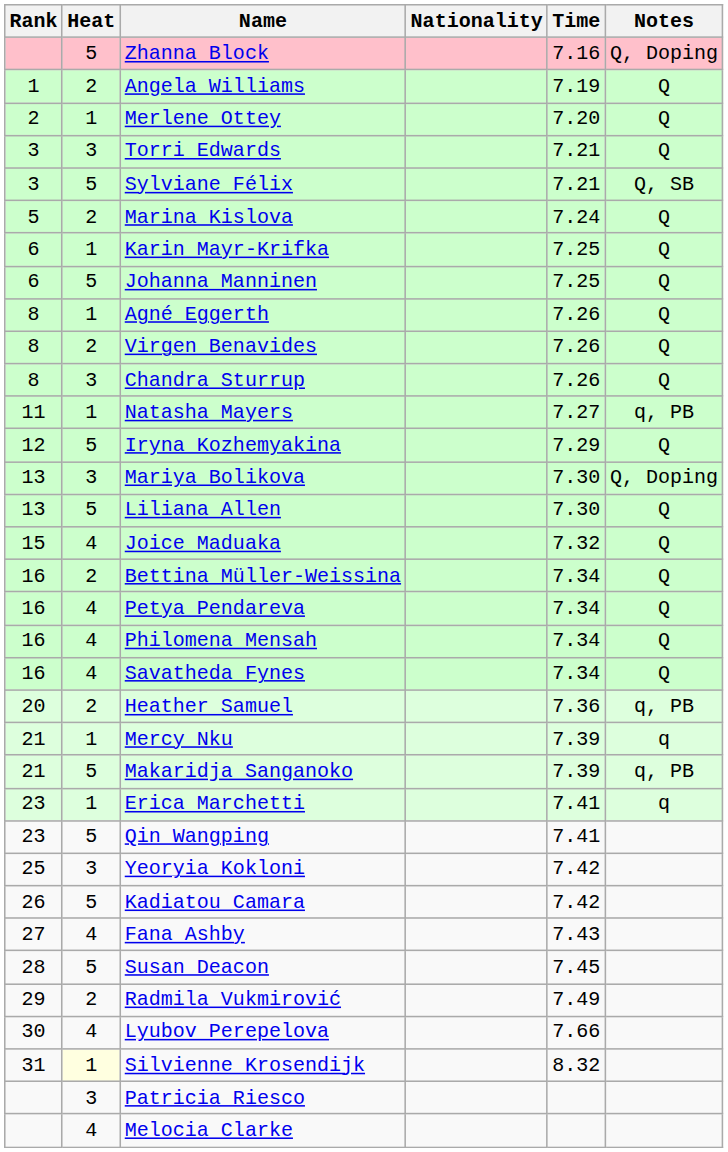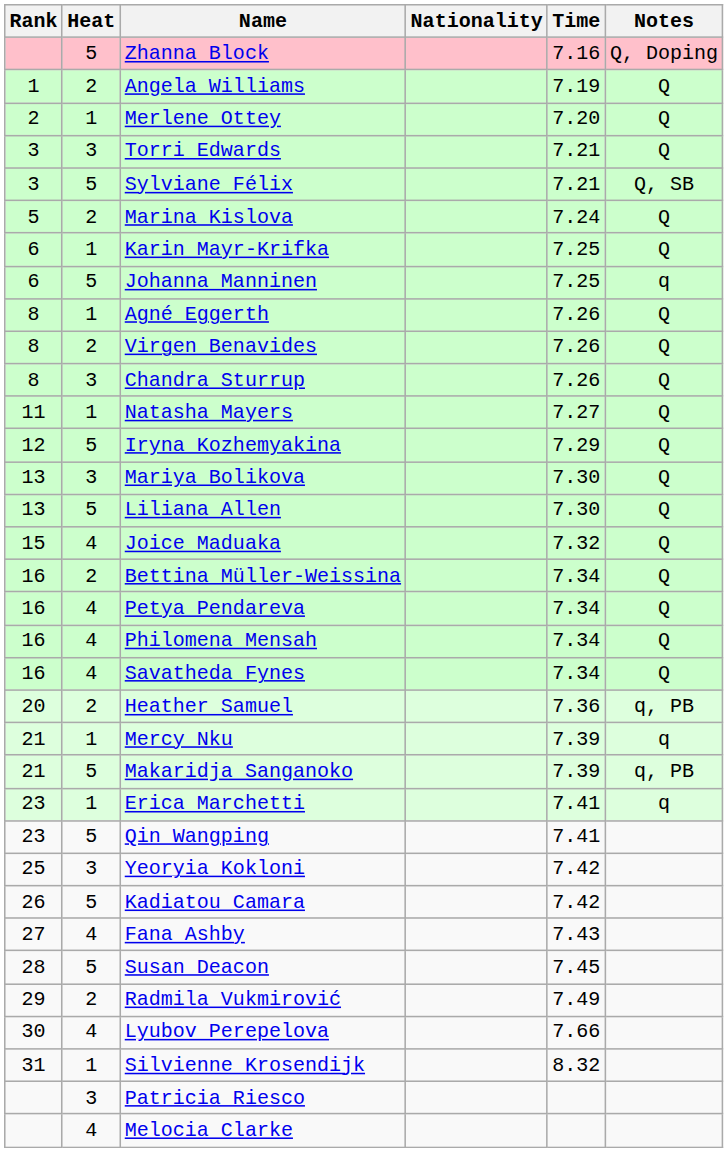(664, 282) Q -> (664, 282) q
(664, 413) q, PB -> (664, 413) Q
(664, 478) Q, Doping -> (664, 478) Q
(91, 1065) lightyellow background -> (91, 1065) no background
